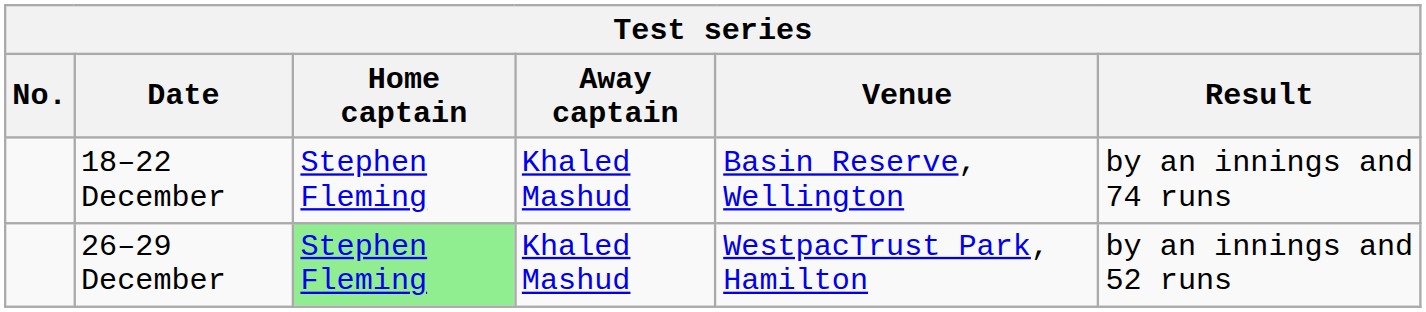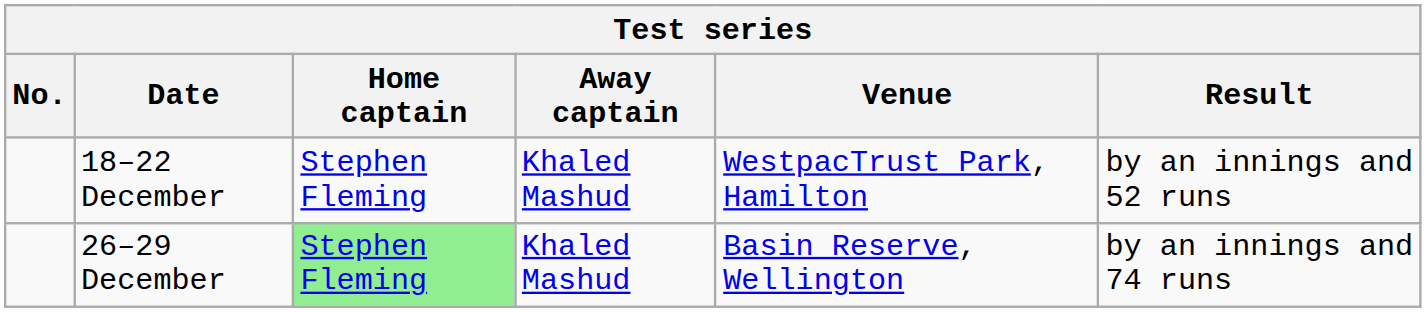(850, 180) Basin Reserve, Wellington -> (886, 180) WestpacTrust Park, Hamilton
(1259, 180) by an innings and 74 runs -> (1259, 180) by an innings and 52 runs
(886, 264) WestpacTrust Park, Hamilton -> (850, 264) Basin Reserve, Wellington
(1259, 264) by an innings and 52 runs -> (1259, 264) by an innings and 74 runs
